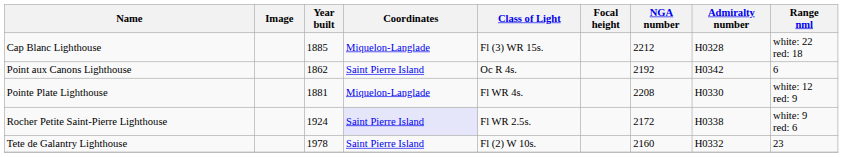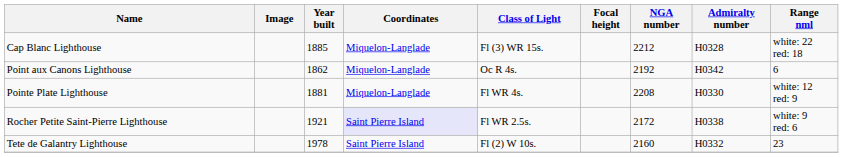(385, 70) Saint Pierre Island -> (388, 70) Miquelon-Langlade
(317, 121) 1924 -> (317, 121) 1921
